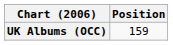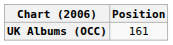(139, 31) 159 -> (139, 31) 161
